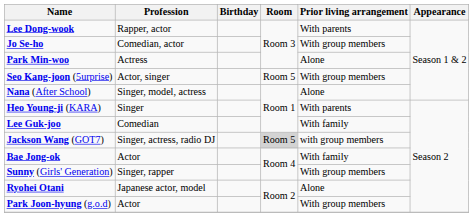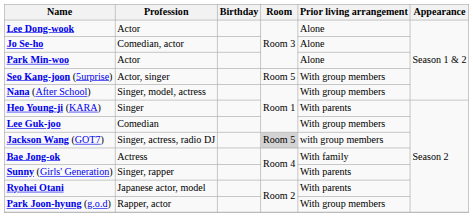(144, 28) Rapper, actor -> (129, 28) Actor
(326, 28) With parents -> (312, 28) Alone
(343, 44) With group members -> (312, 44) Alone
(132, 60) Actress -> (129, 60) Actor
(312, 92) Alone -> (343, 92) With group members
(324, 124) With family -> (343, 124) With group members
(129, 156) Actor -> (132, 156) Actress
(343, 172) With group members -> (326, 172) With parents
(312, 188) Alone -> (326, 188) With parents
(129, 204) Actor -> (144, 204) Rapper, actor
